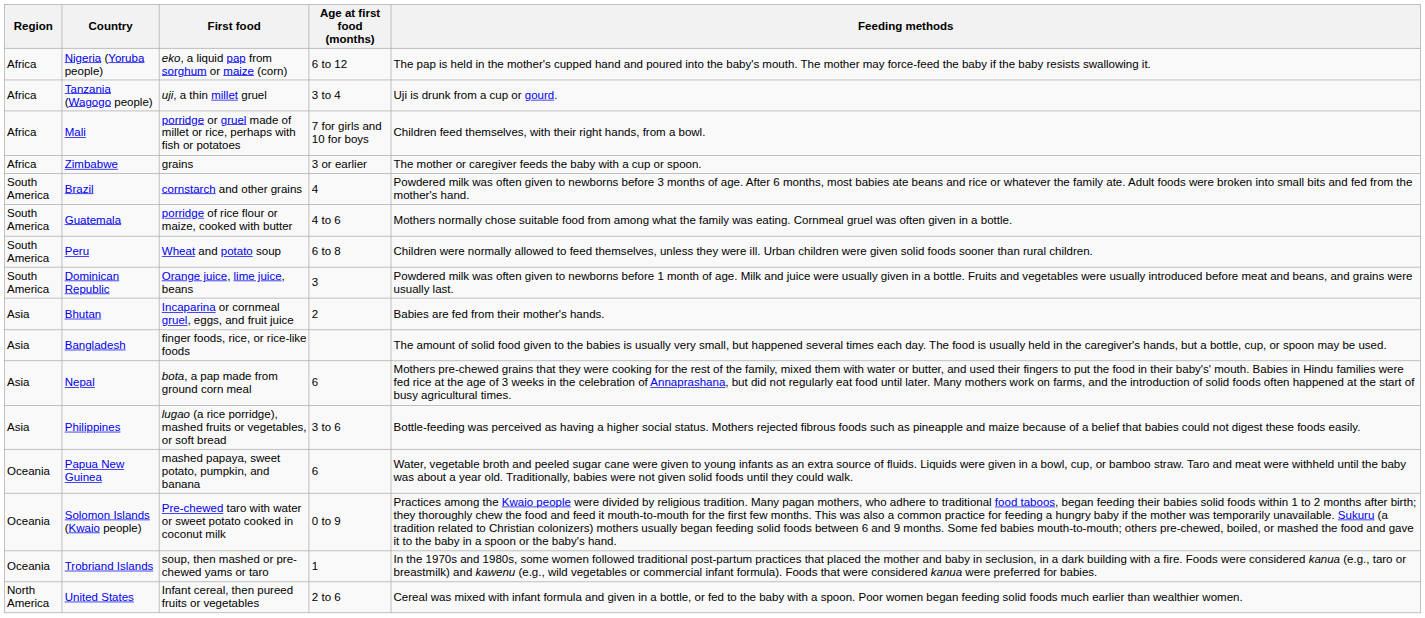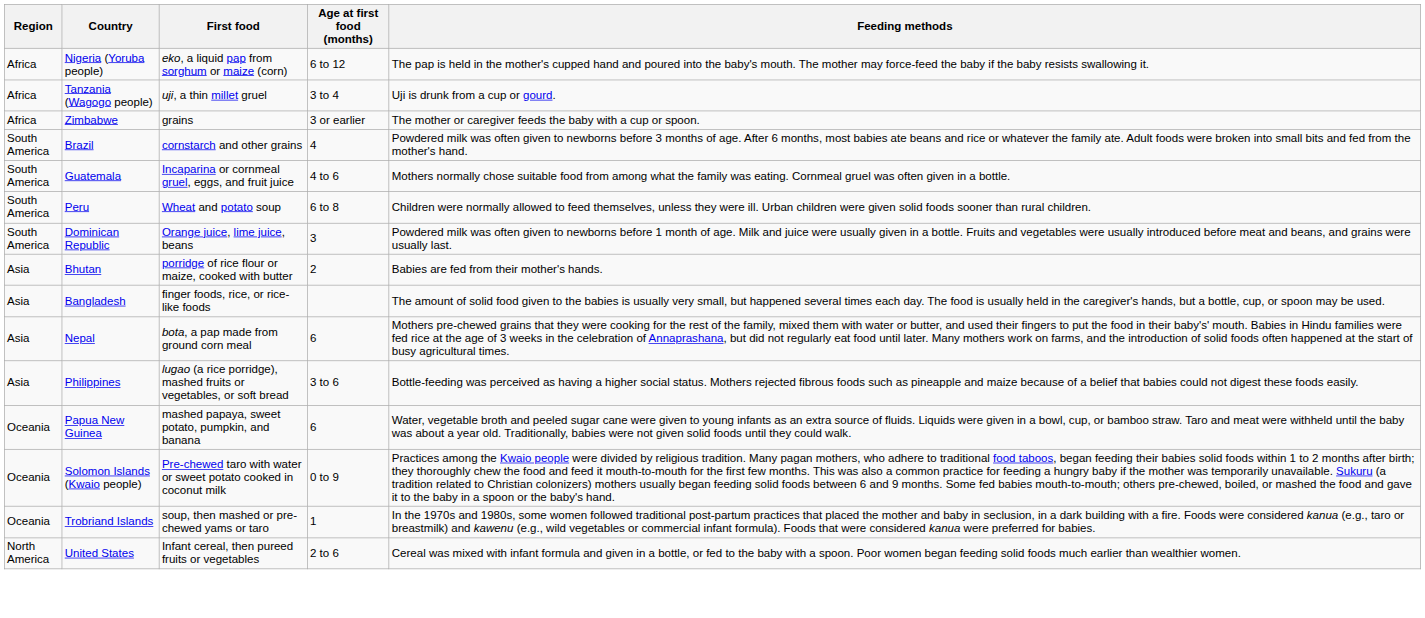- row: (75, 133)
(227, 220) porridge of rice flour or maize, cooked with butter -> (228, 176) Incaparina or cornmeal gruel, eggs, and fruit juice
(228, 314) Incaparina or cornmeal gruel, eggs, and fruit juice -> (227, 269) porridge of rice flour or maize, cooked with butter
